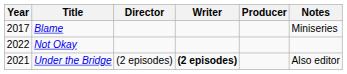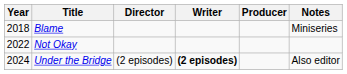(18, 28) 2017 -> (18, 28) 2018
(18, 61) 2021 -> (18, 61) 2024
